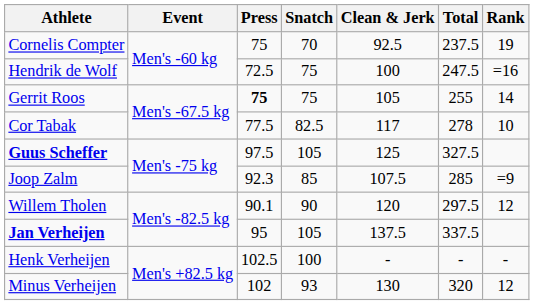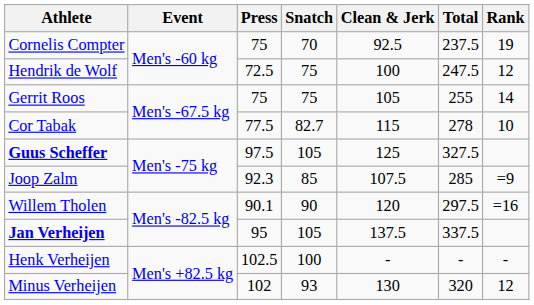(506, 71) =16 -> (506, 71) 12
(259, 98) bold -> (259, 98) normal
(309, 125) 82.5 -> (309, 125) 82.7
(388, 125) 117 -> (388, 125) 115
(506, 206) 12 -> (506, 206) =16
